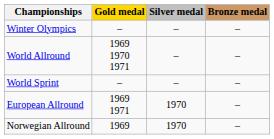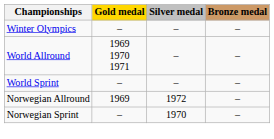- row: (45, 104)
(176, 126) 1970 -> (176, 99) 1972
+ row: (43, 115)
